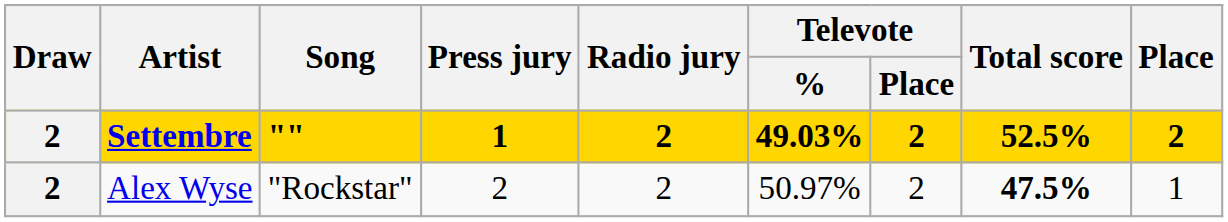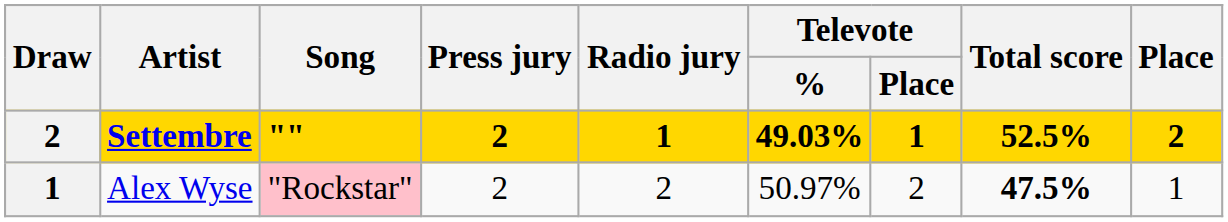(500, 135) 1 -> (500, 135) 2
(664, 135) 2 -> (664, 135) 1
(916, 135) 2 -> (916, 135) 1
(52, 188) 2 -> (52, 188) 1
(340, 188) no background -> (340, 188) pink background
